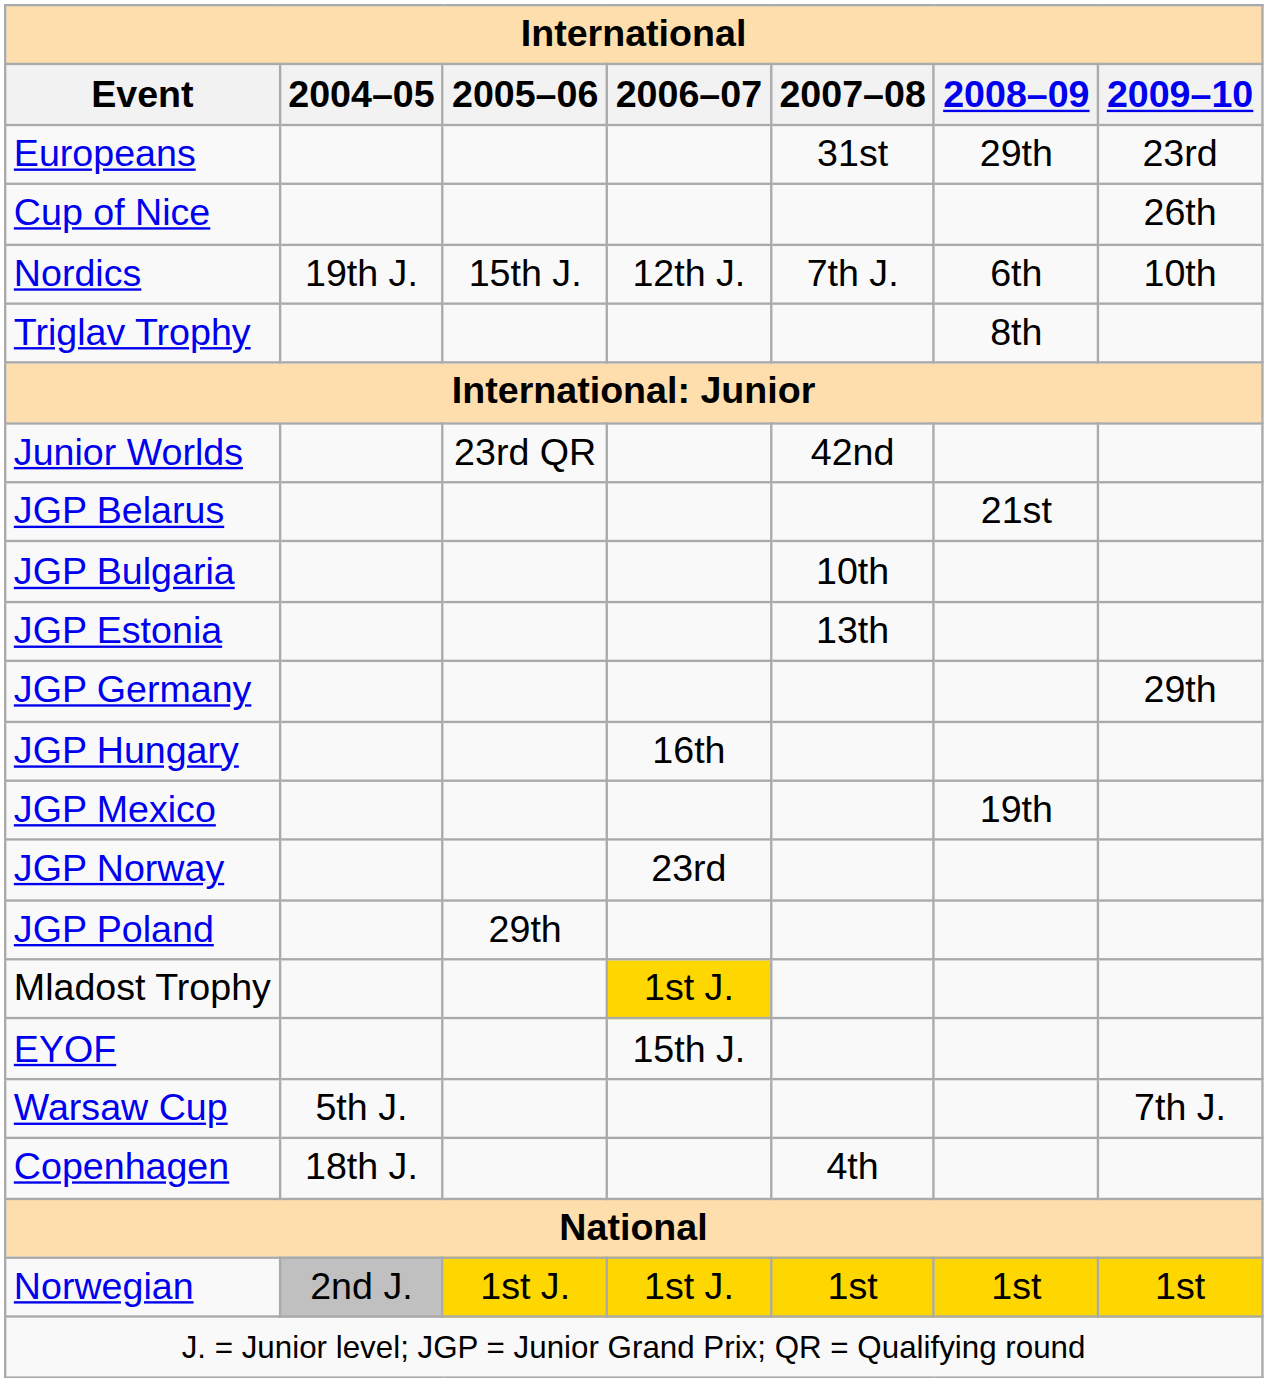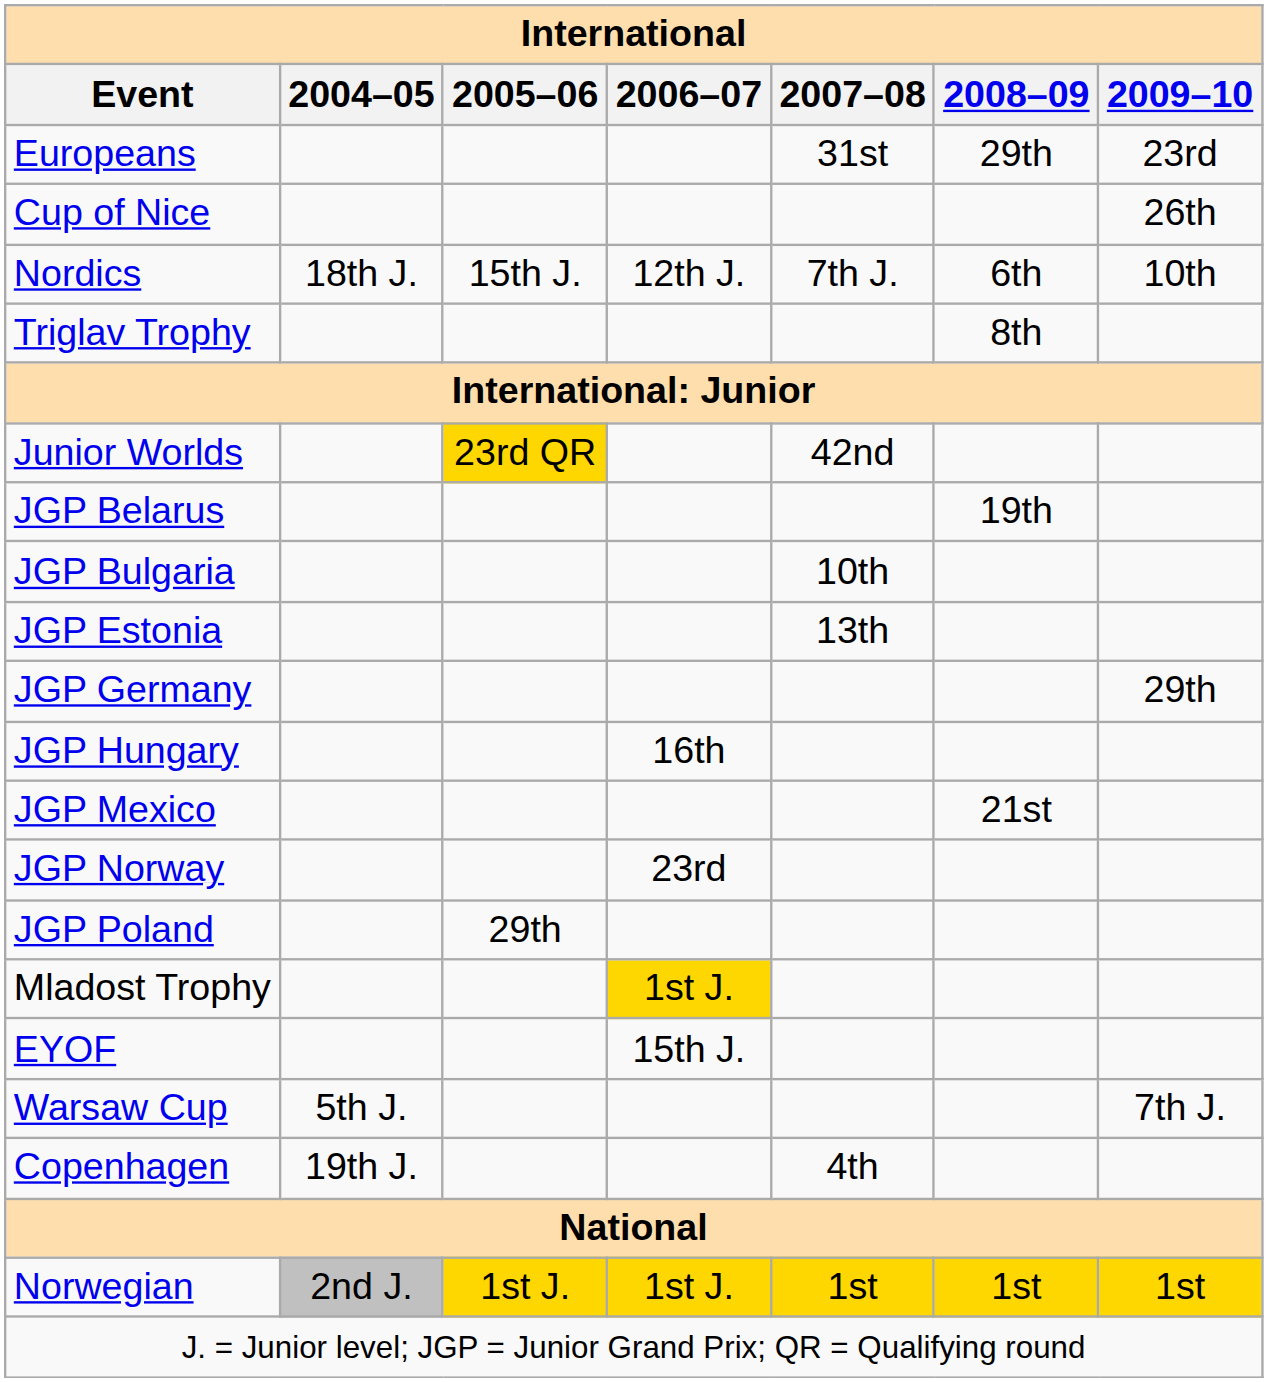(361, 272) 19th J. -> (361, 272) 18th J.
(525, 451) no background -> (525, 451) gold background
(1016, 511) 21st -> (1016, 511) 19th
(1016, 809) 19th -> (1016, 809) 21st
(361, 1167) 18th J. -> (361, 1167) 19th J.
